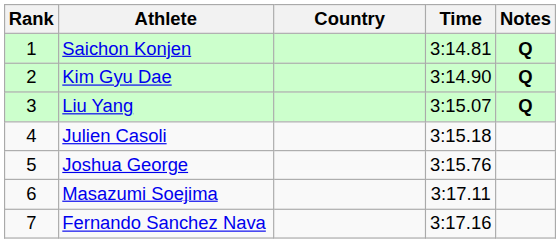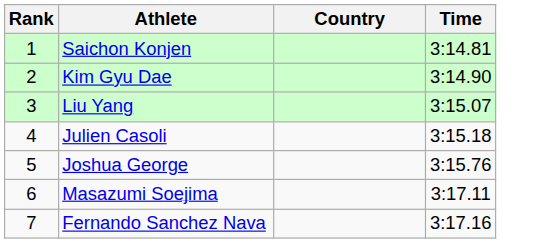- column: (525, 19)
